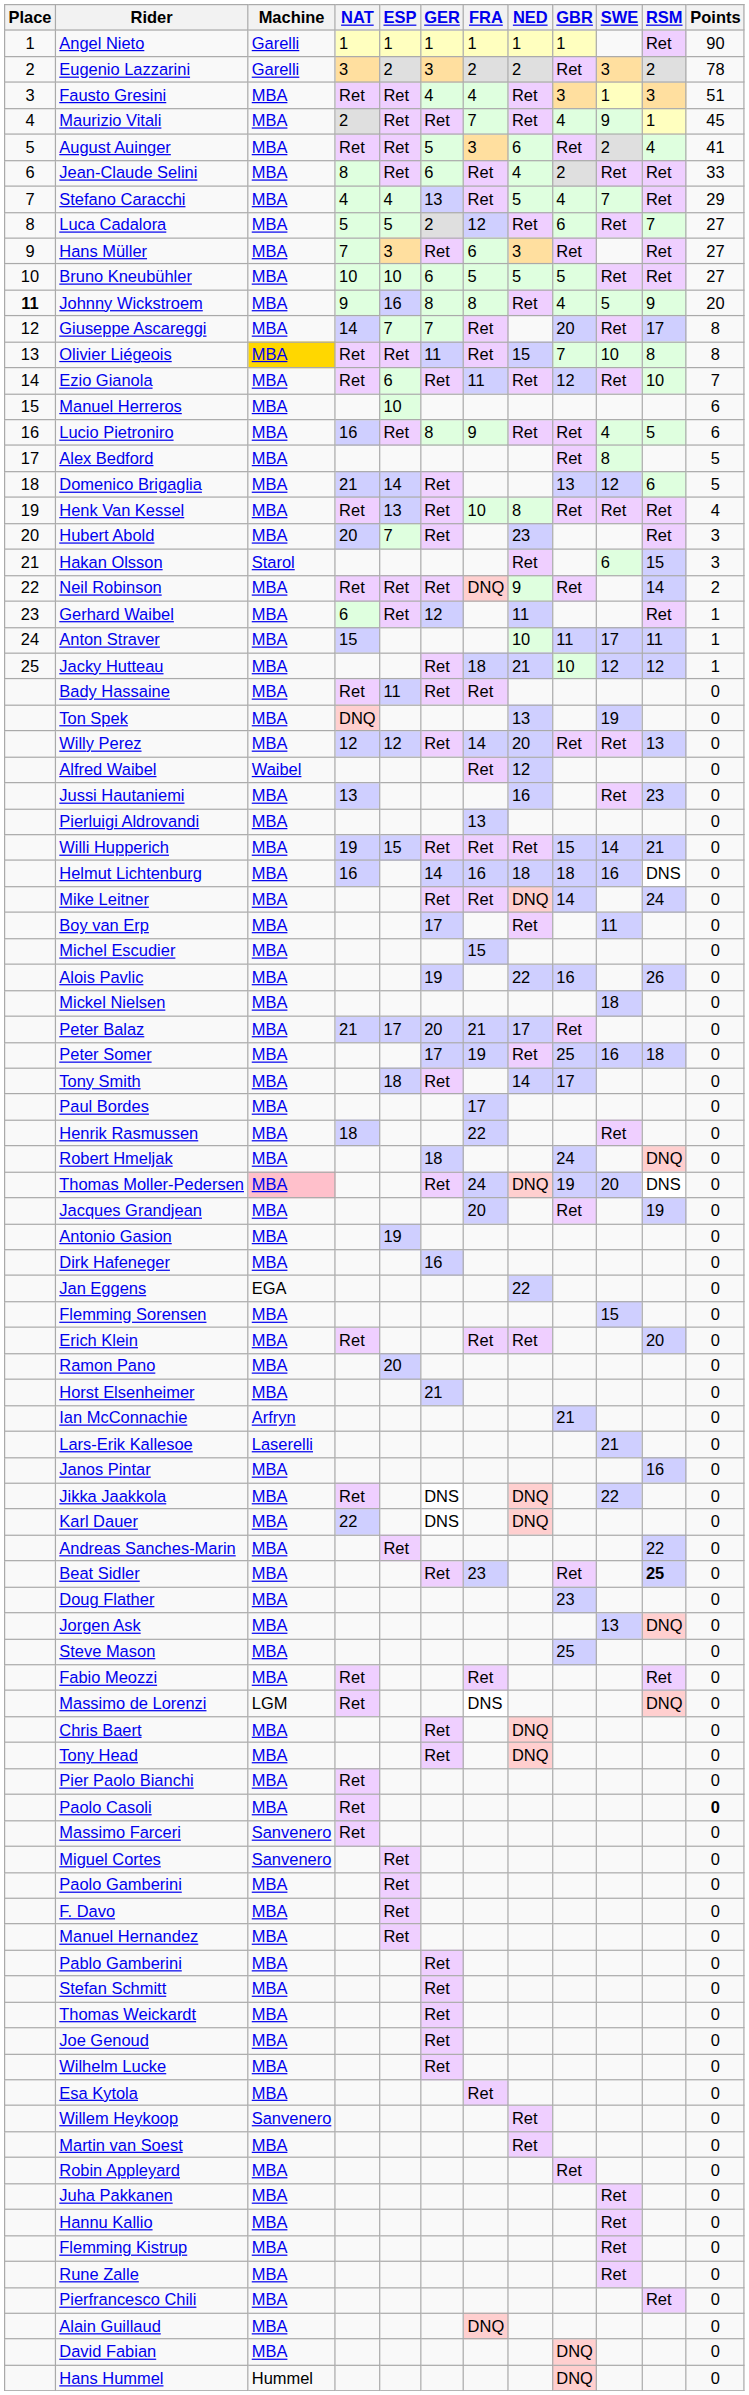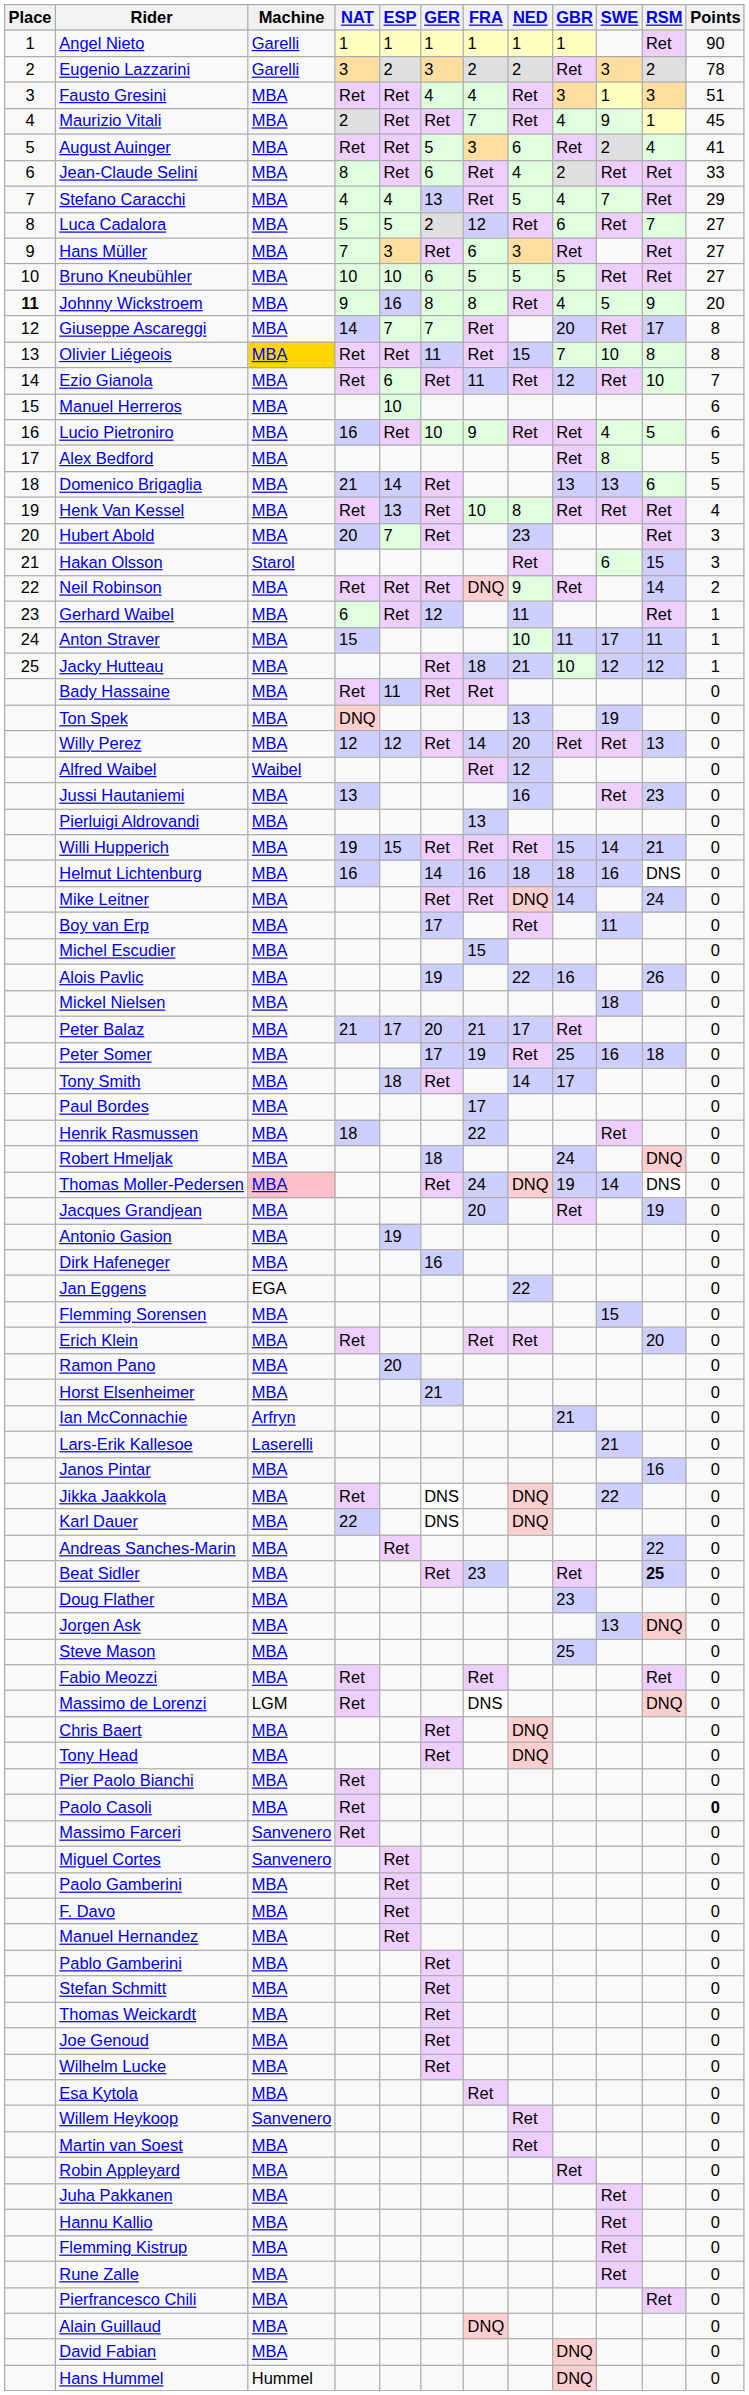(429, 432) 8 -> (433, 432) 10
(610, 484) 12 -> (610, 484) 13
(610, 1184) 20 -> (610, 1184) 14
